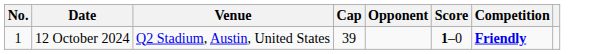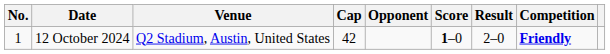+ column: (494, 15)
(349, 37) 39 -> (349, 37) 42
